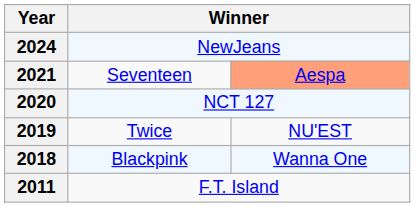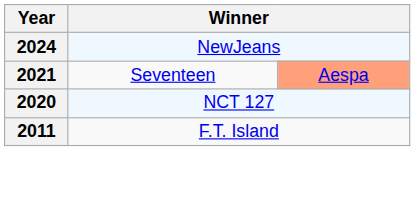- row: (36, 131)
- row: (36, 159)
